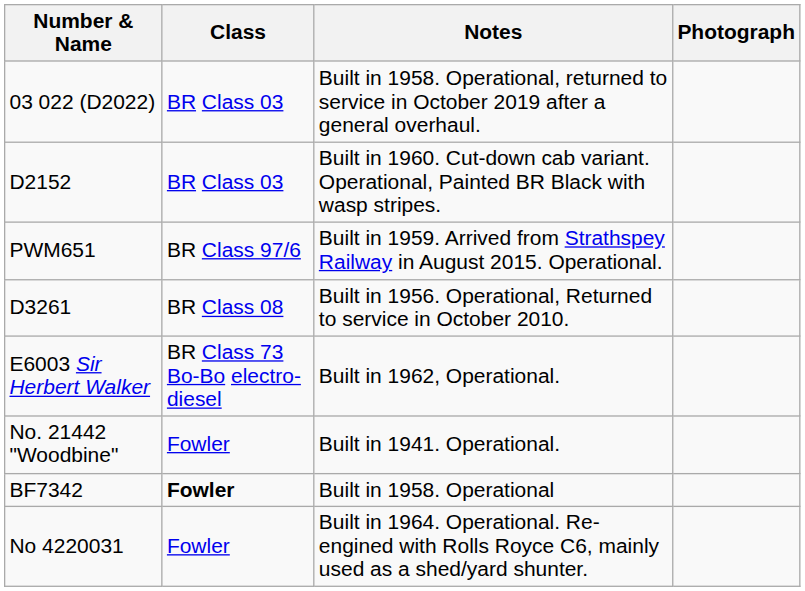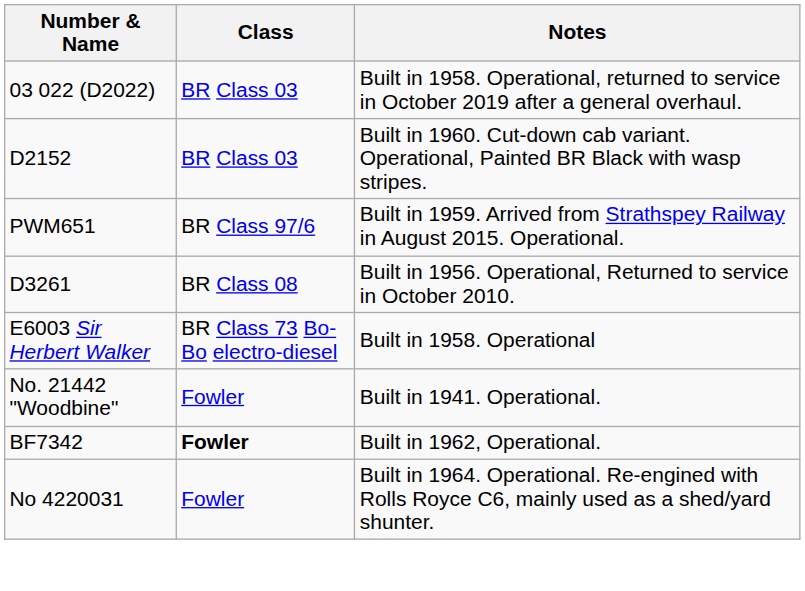- column: (736, 32)
(439, 375) Built in 1962, Operational. -> (477, 340) Built in 1958. Operational
(437, 489) Built in 1958. Operational -> (480, 442) Built in 1962, Operational.
